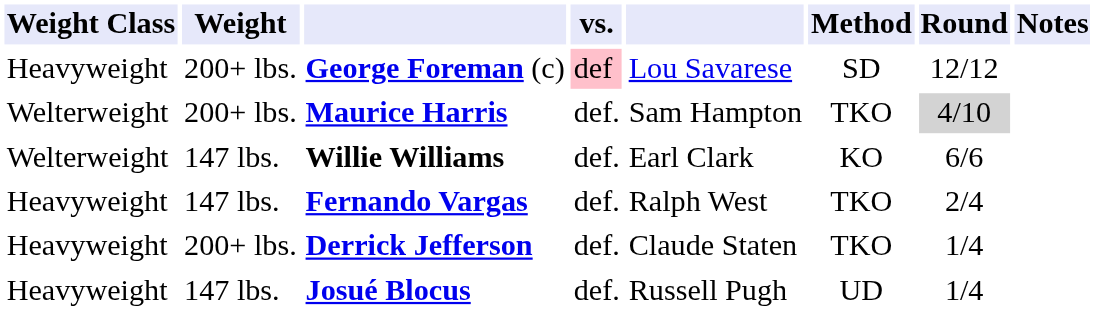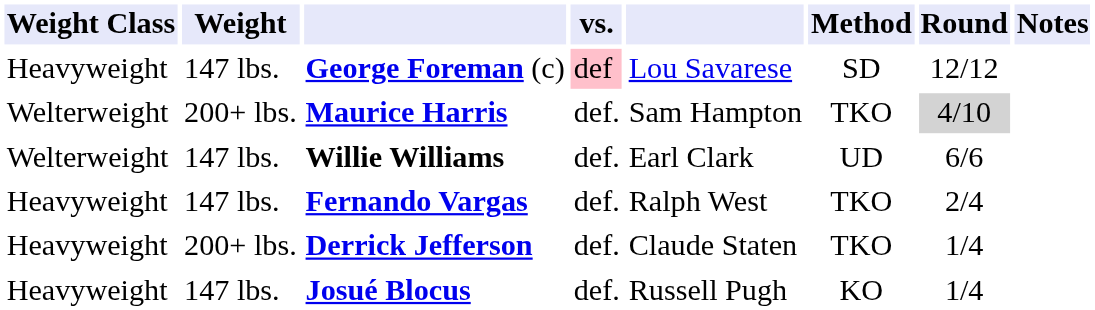(240, 68) 200+ lbs. -> (232, 68) 147 lbs.
(861, 157) KO -> (861, 157) UD
(861, 290) UD -> (861, 290) KO
